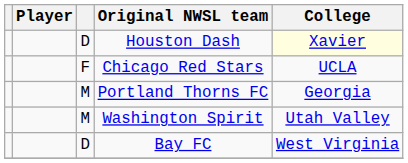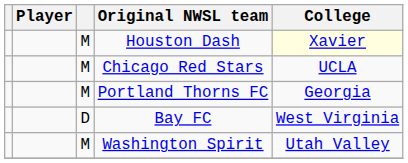(85, 43) D -> (85, 43) M
(85, 69) F -> (85, 69) M
rows swapped: (183, 145) <-> (183, 120)
